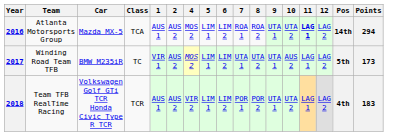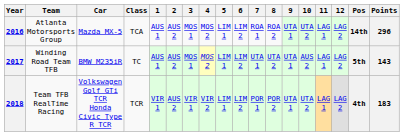+ column: (191, 10)
(308, 31) bold -> (324, 31) normal
(368, 31) 294 -> (384, 31) 296
(158, 61) VIR 1 -> (158, 61) AUS 1
(368, 61) 173 -> (384, 61) 143
(158, 103) AUS 1 -> (158, 103) VIR 1
